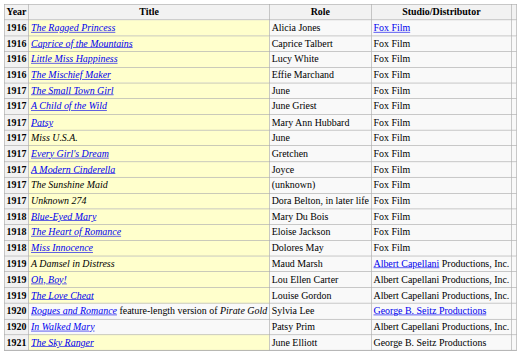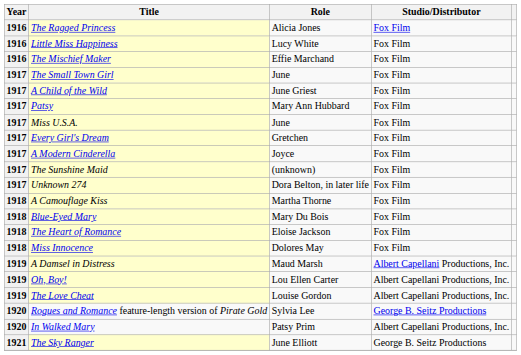- row: (82, 43)
+ row: (69, 201)
